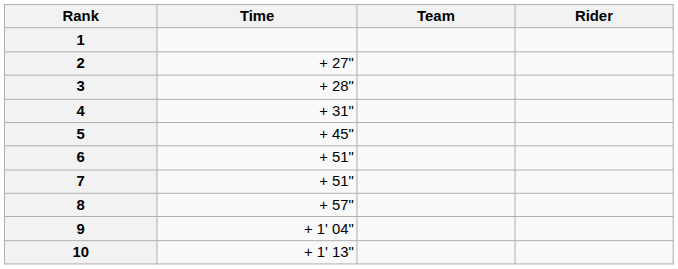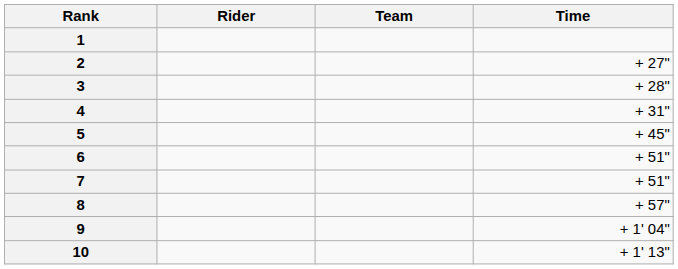columns swapped: (594, 16) <-> (257, 16)
